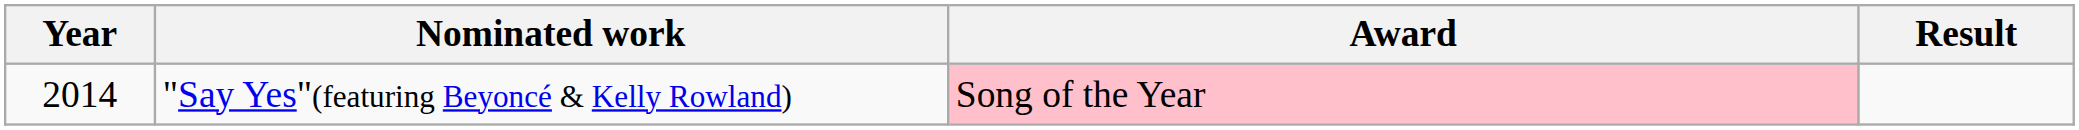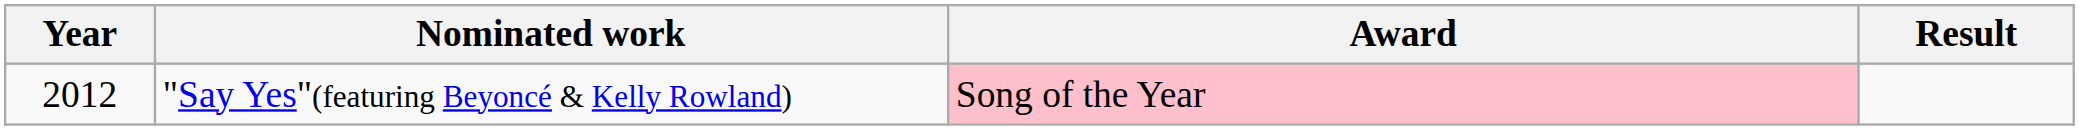(80, 93) 2014 -> (80, 93) 2012
